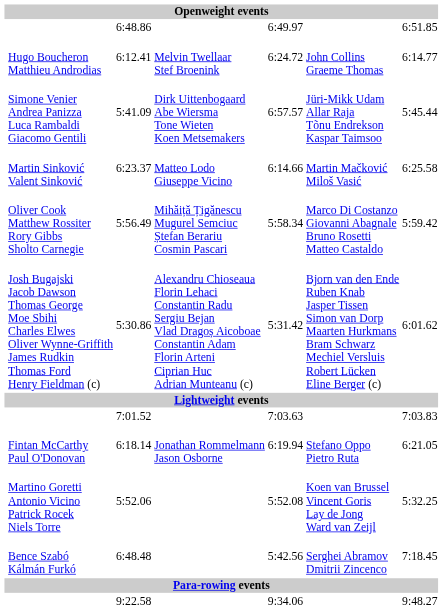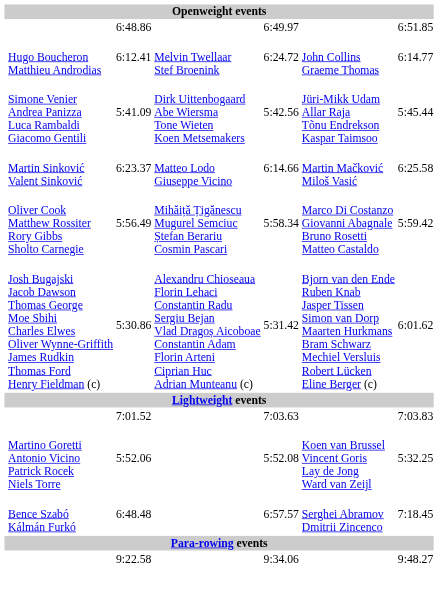(285, 112) 6:57.57 -> (281, 112) 5:42.56
- row: (134, 445)
(285, 556) 5:42.56 -> (281, 514) 6:57.57
